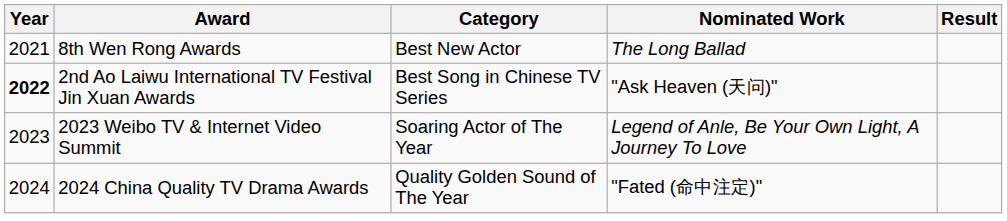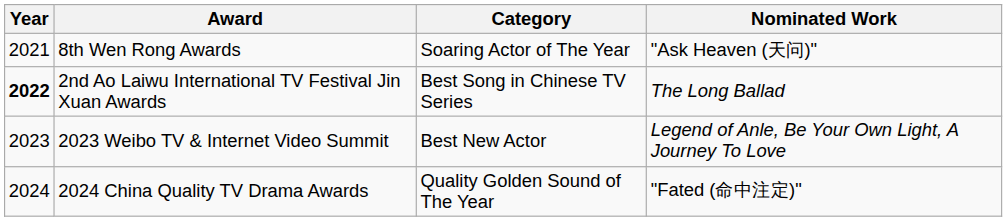- column: (969, 19)
(458, 48) Best New Actor -> (525, 49) Soaring Actor of The Year
(678, 48) The Long Ballad -> (734, 49) "Ask Heaven (天问)"
(694, 87) "Ask Heaven (天问)" -> (718, 91) The Long Ballad
(479, 137) Soaring Actor of The Year -> (483, 141) Best New Actor
